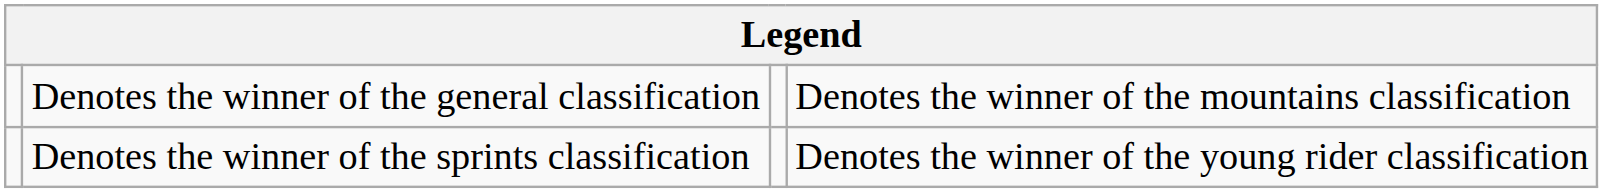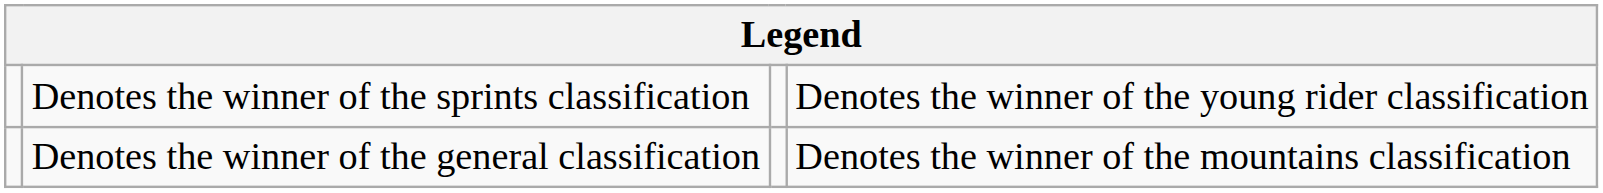rows swapped: (396, 95) <-> (391, 156)
